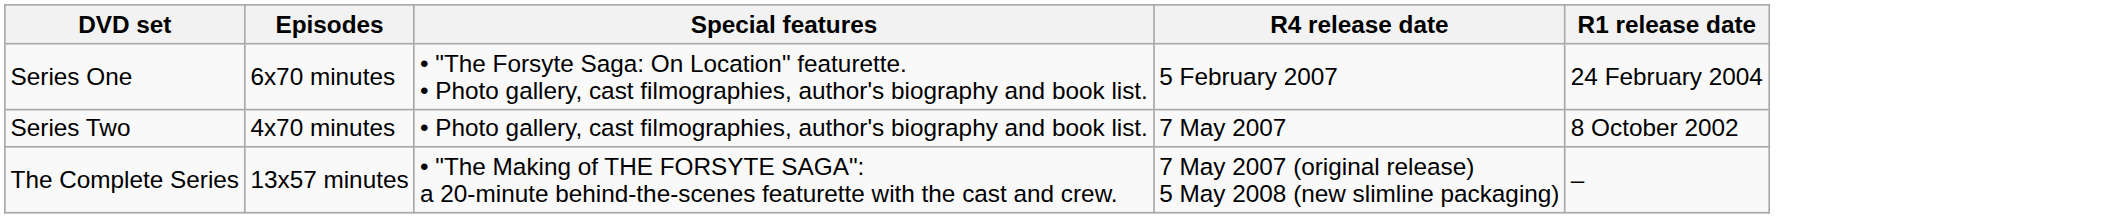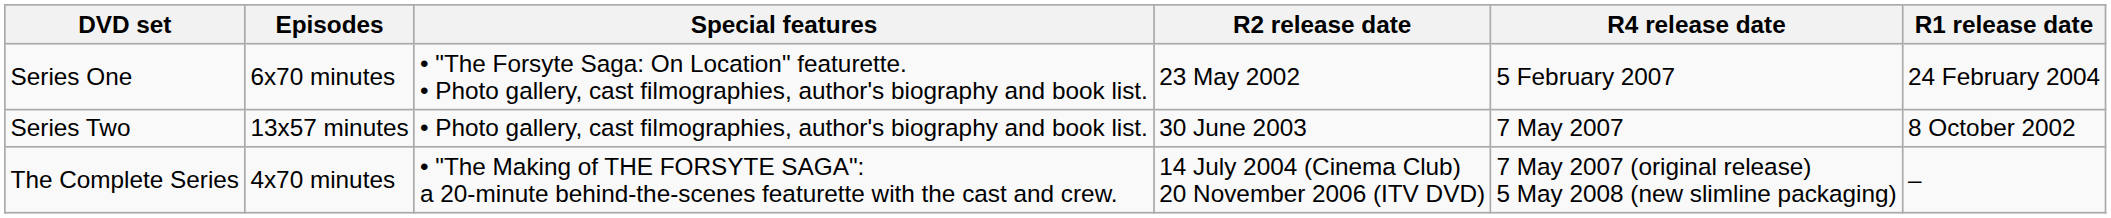+ column: (1322, 24)
(323, 128) 4x70 minutes -> (330, 128) 13x57 minutes
(330, 180) 13x57 minutes -> (323, 180) 4x70 minutes
